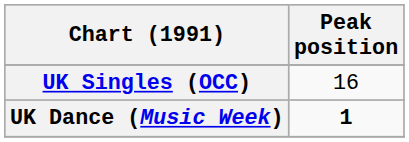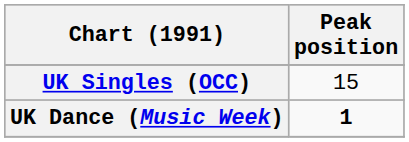(346, 83) 16 -> (346, 83) 15
